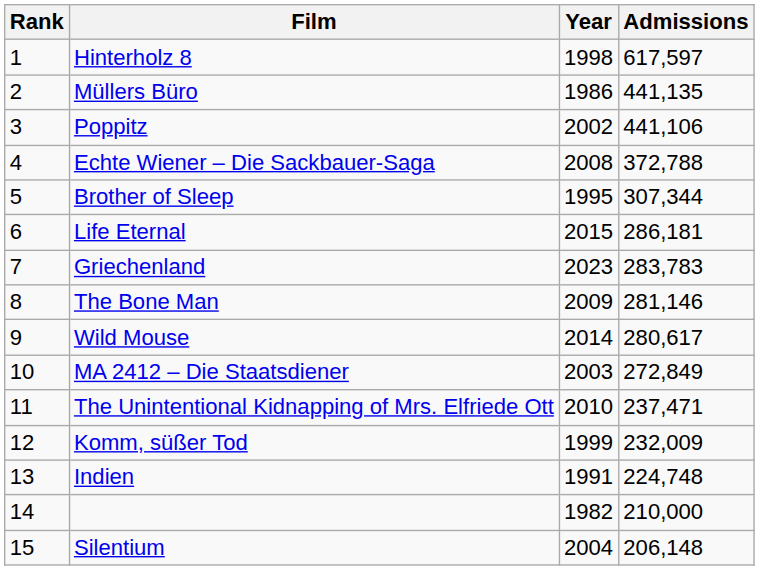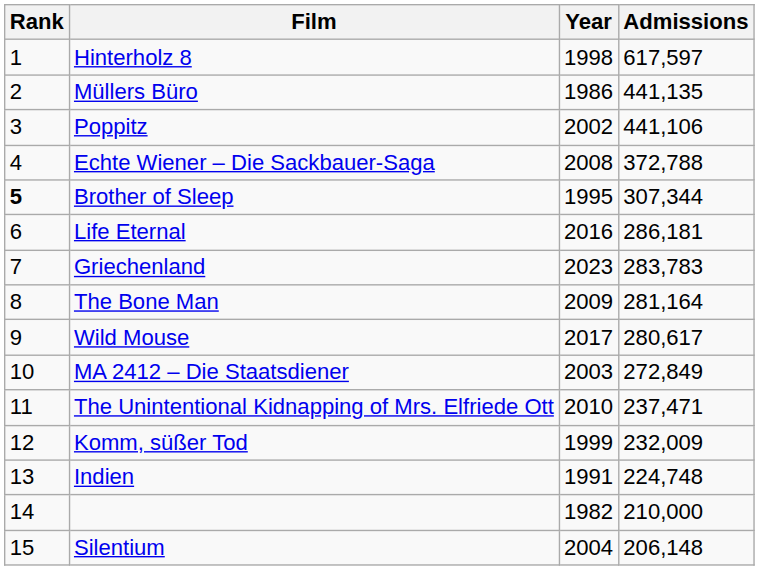(16, 197) normal -> (16, 197) bold
(589, 232) 2015 -> (589, 232) 2016
(663, 302) 281,146 -> (663, 302) 281,164
(589, 337) 2014 -> (589, 337) 2017
